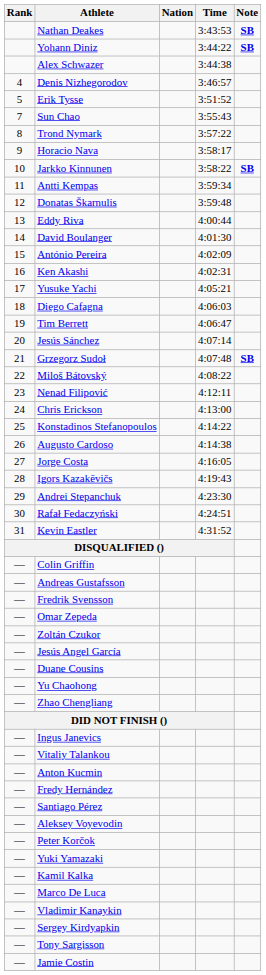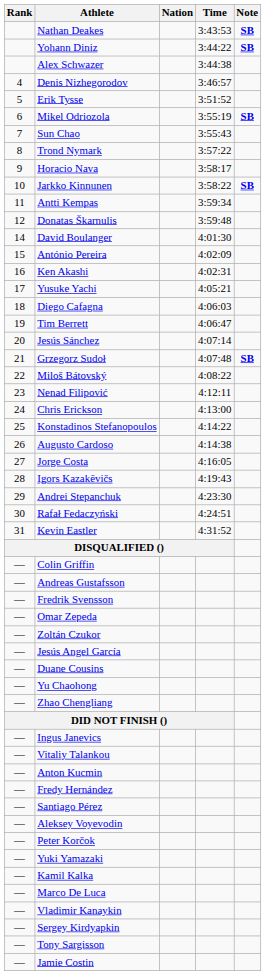+ row: (73, 116)
- row: (60, 220)
